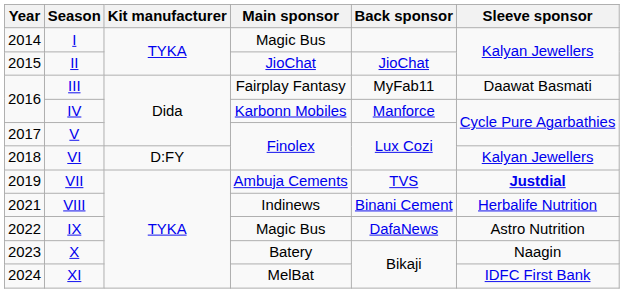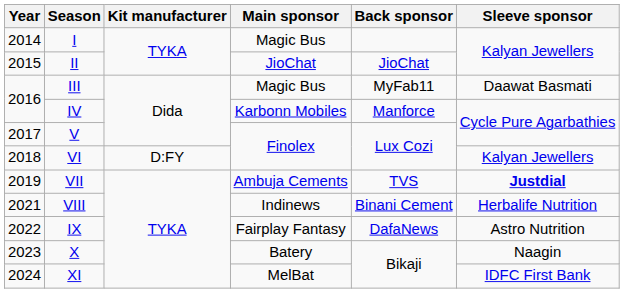(291, 87) Fairplay Fantasy -> (291, 87) Magic Bus
(291, 228) Magic Bus -> (291, 228) Fairplay Fantasy
